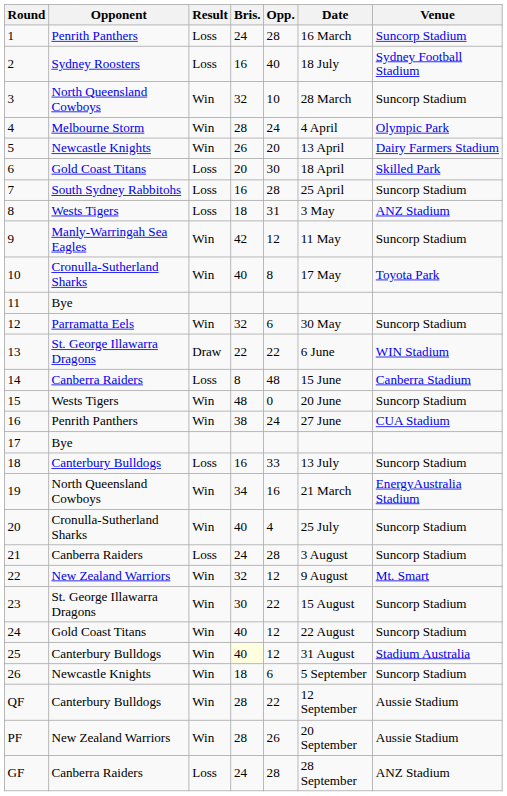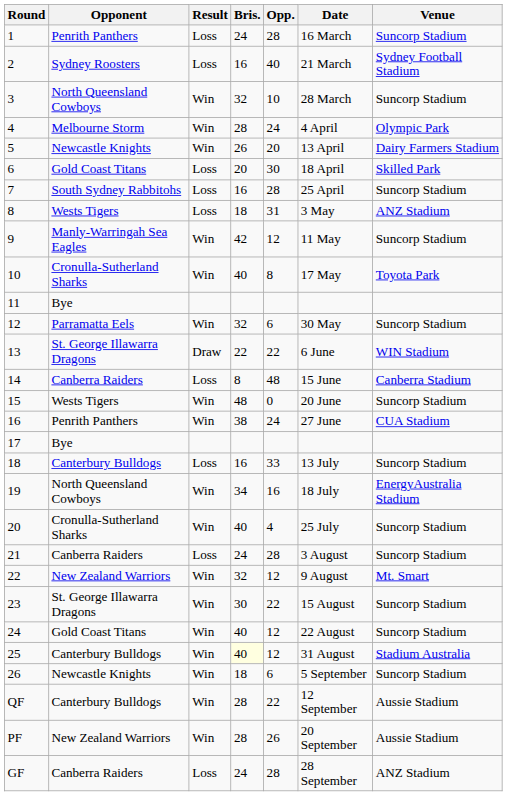(320, 63) 18 July -> (326, 63) 21 March
(326, 491) 21 March -> (320, 491) 18 July
